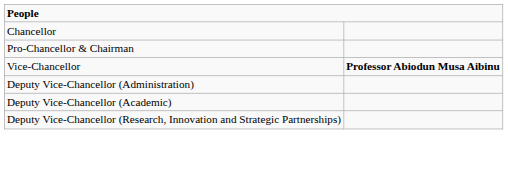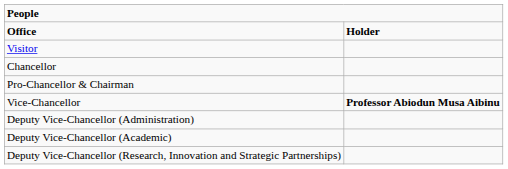+ row: (22, 31)
+ row: (22, 48)
